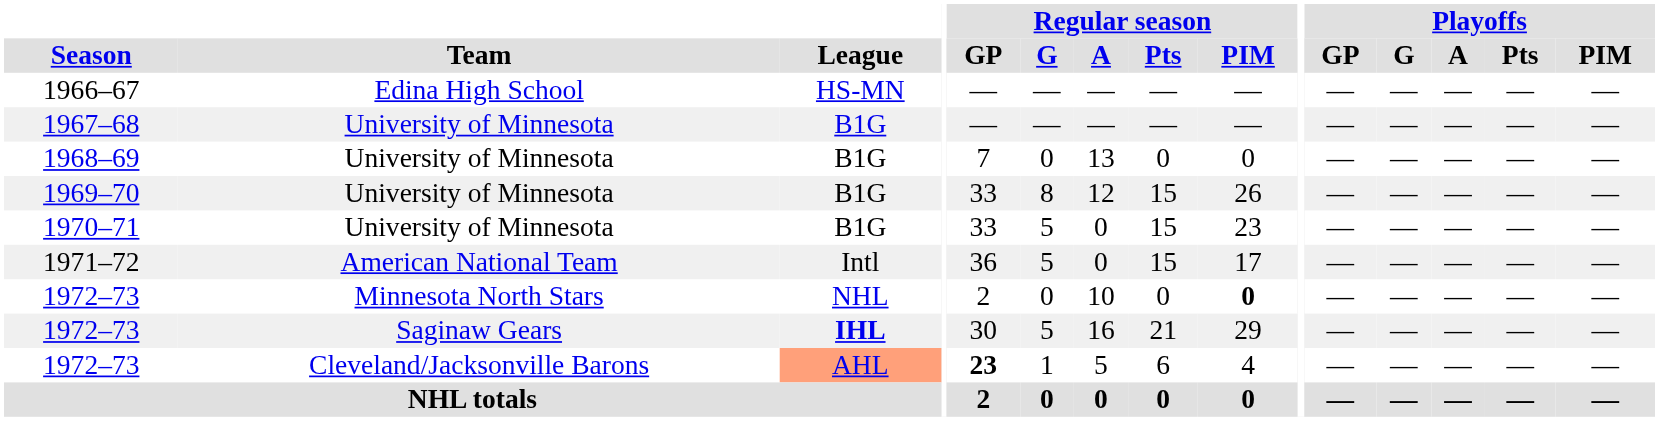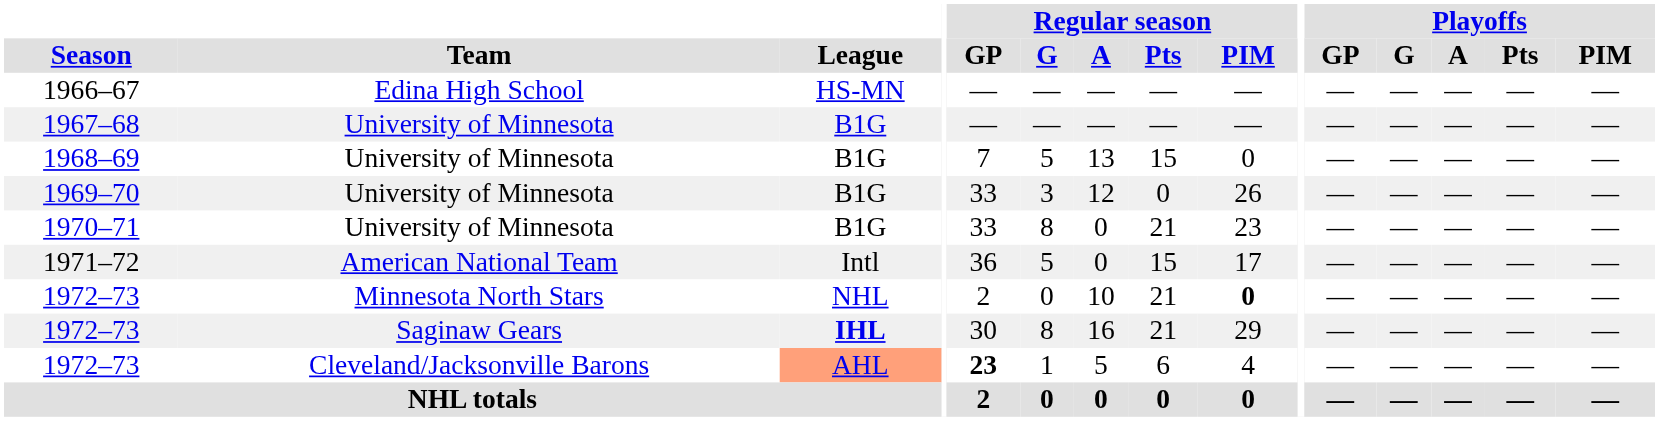(1047, 158) 0 -> (1047, 158) 5
(1163, 158) 0 -> (1163, 158) 15
(1047, 192) 8 -> (1047, 192) 3
(1163, 192) 15 -> (1163, 192) 0
(1047, 227) 5 -> (1047, 227) 8
(1163, 227) 15 -> (1163, 227) 21
(1163, 296) 0 -> (1163, 296) 21
(1047, 330) 5 -> (1047, 330) 8
